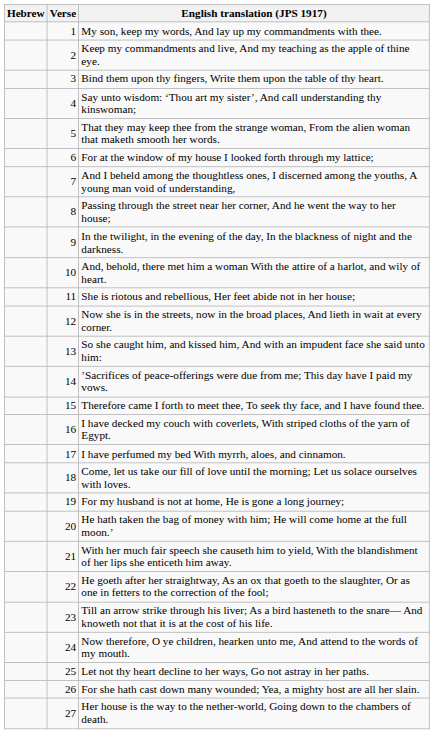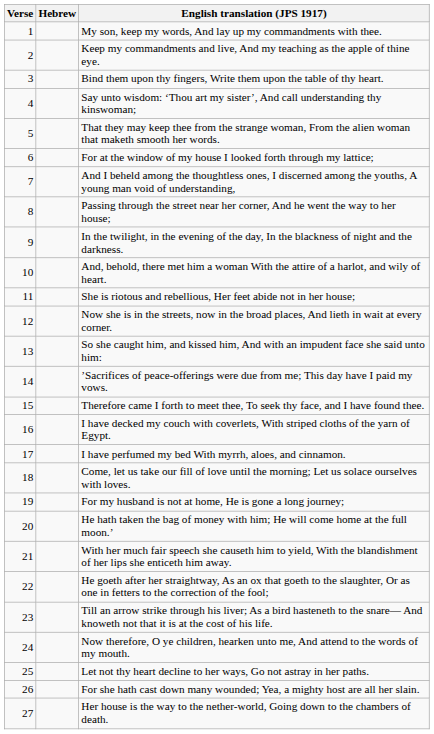columns swapped: (63, 13) <-> (26, 13)
